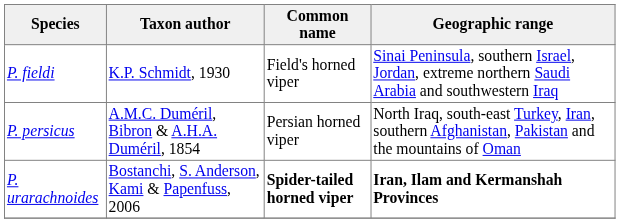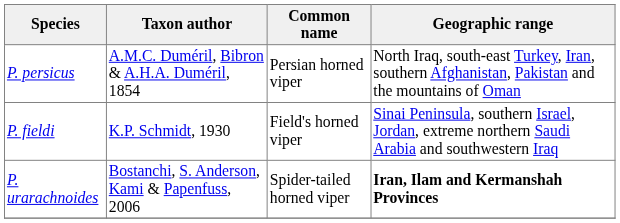rows swapped: (31, 73) <-> (41, 131)
(310, 189) bold -> (310, 189) normal
